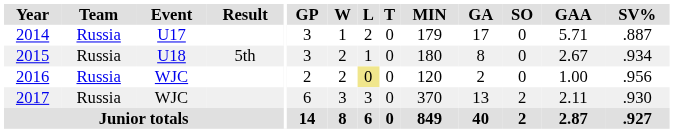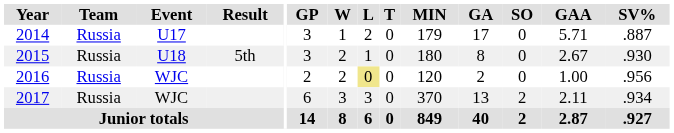(637, 55) .934 -> (637, 55) .930
(637, 97) .930 -> (637, 97) .934
